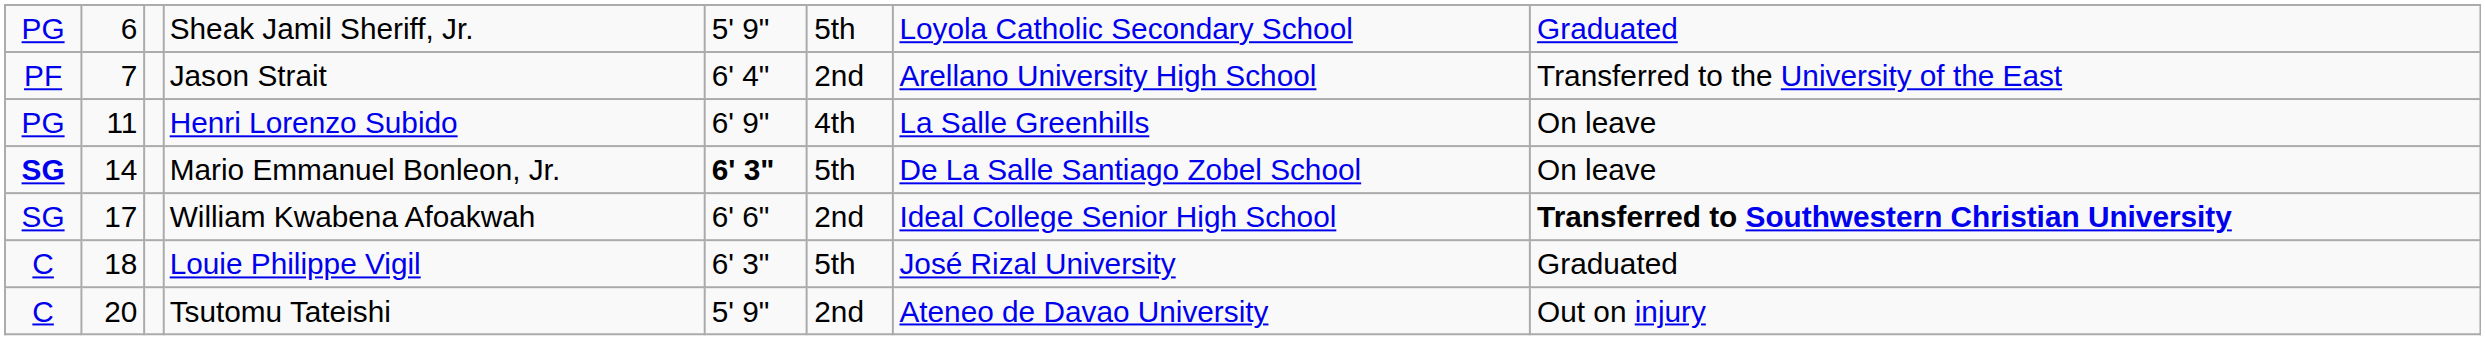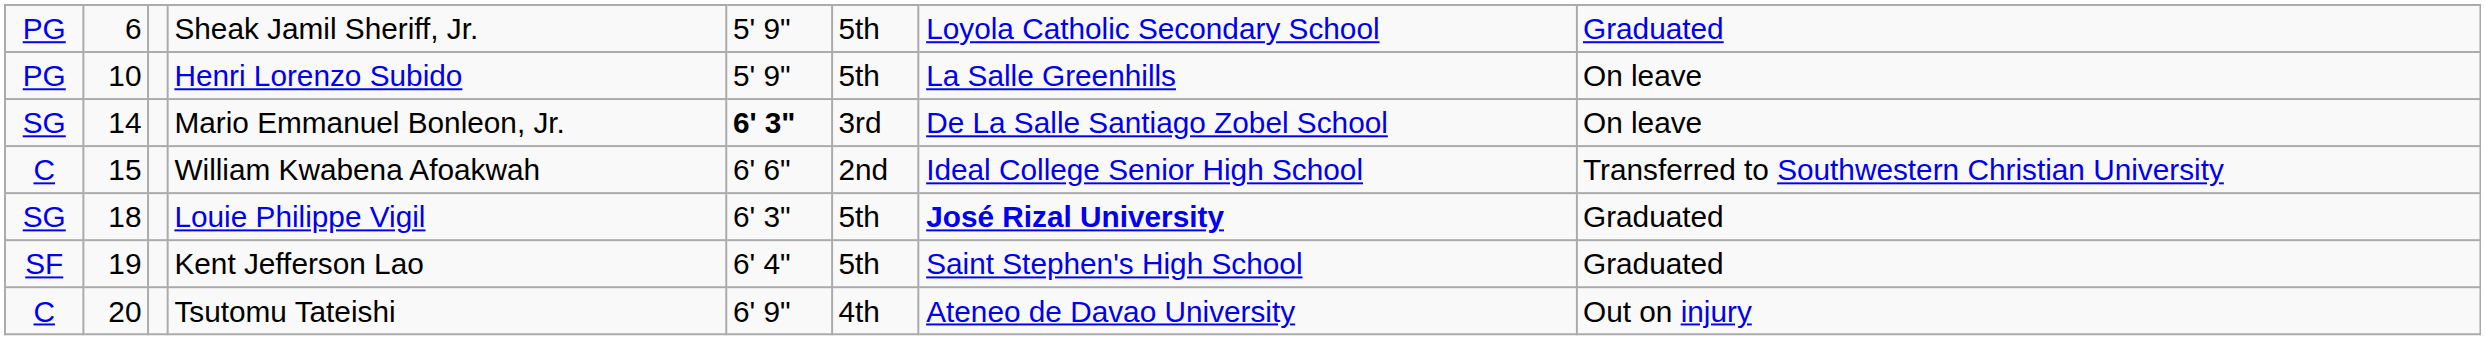- row: (248, 76)
(122, 123) 11 -> (125, 76) 10
(741, 123) 6' 9" -> (762, 76) 5' 9"
(835, 123) 4th -> (859, 76) 5th
(43, 170) bold -> (44, 123) normal
(835, 170) 5th -> (860, 123) 3rd
(43, 217) SG -> (44, 170) C
(121, 217) 17 -> (125, 170) 15
(1884, 217) bold -> (1903, 170) normal
(43, 265) C -> (44, 217) SG
(1038, 265) normal -> (1075, 217) bold
+ row: (299, 265)
(741, 312) 5' 9" -> (762, 312) 6' 9"
(839, 312) 2nd -> (859, 312) 4th
